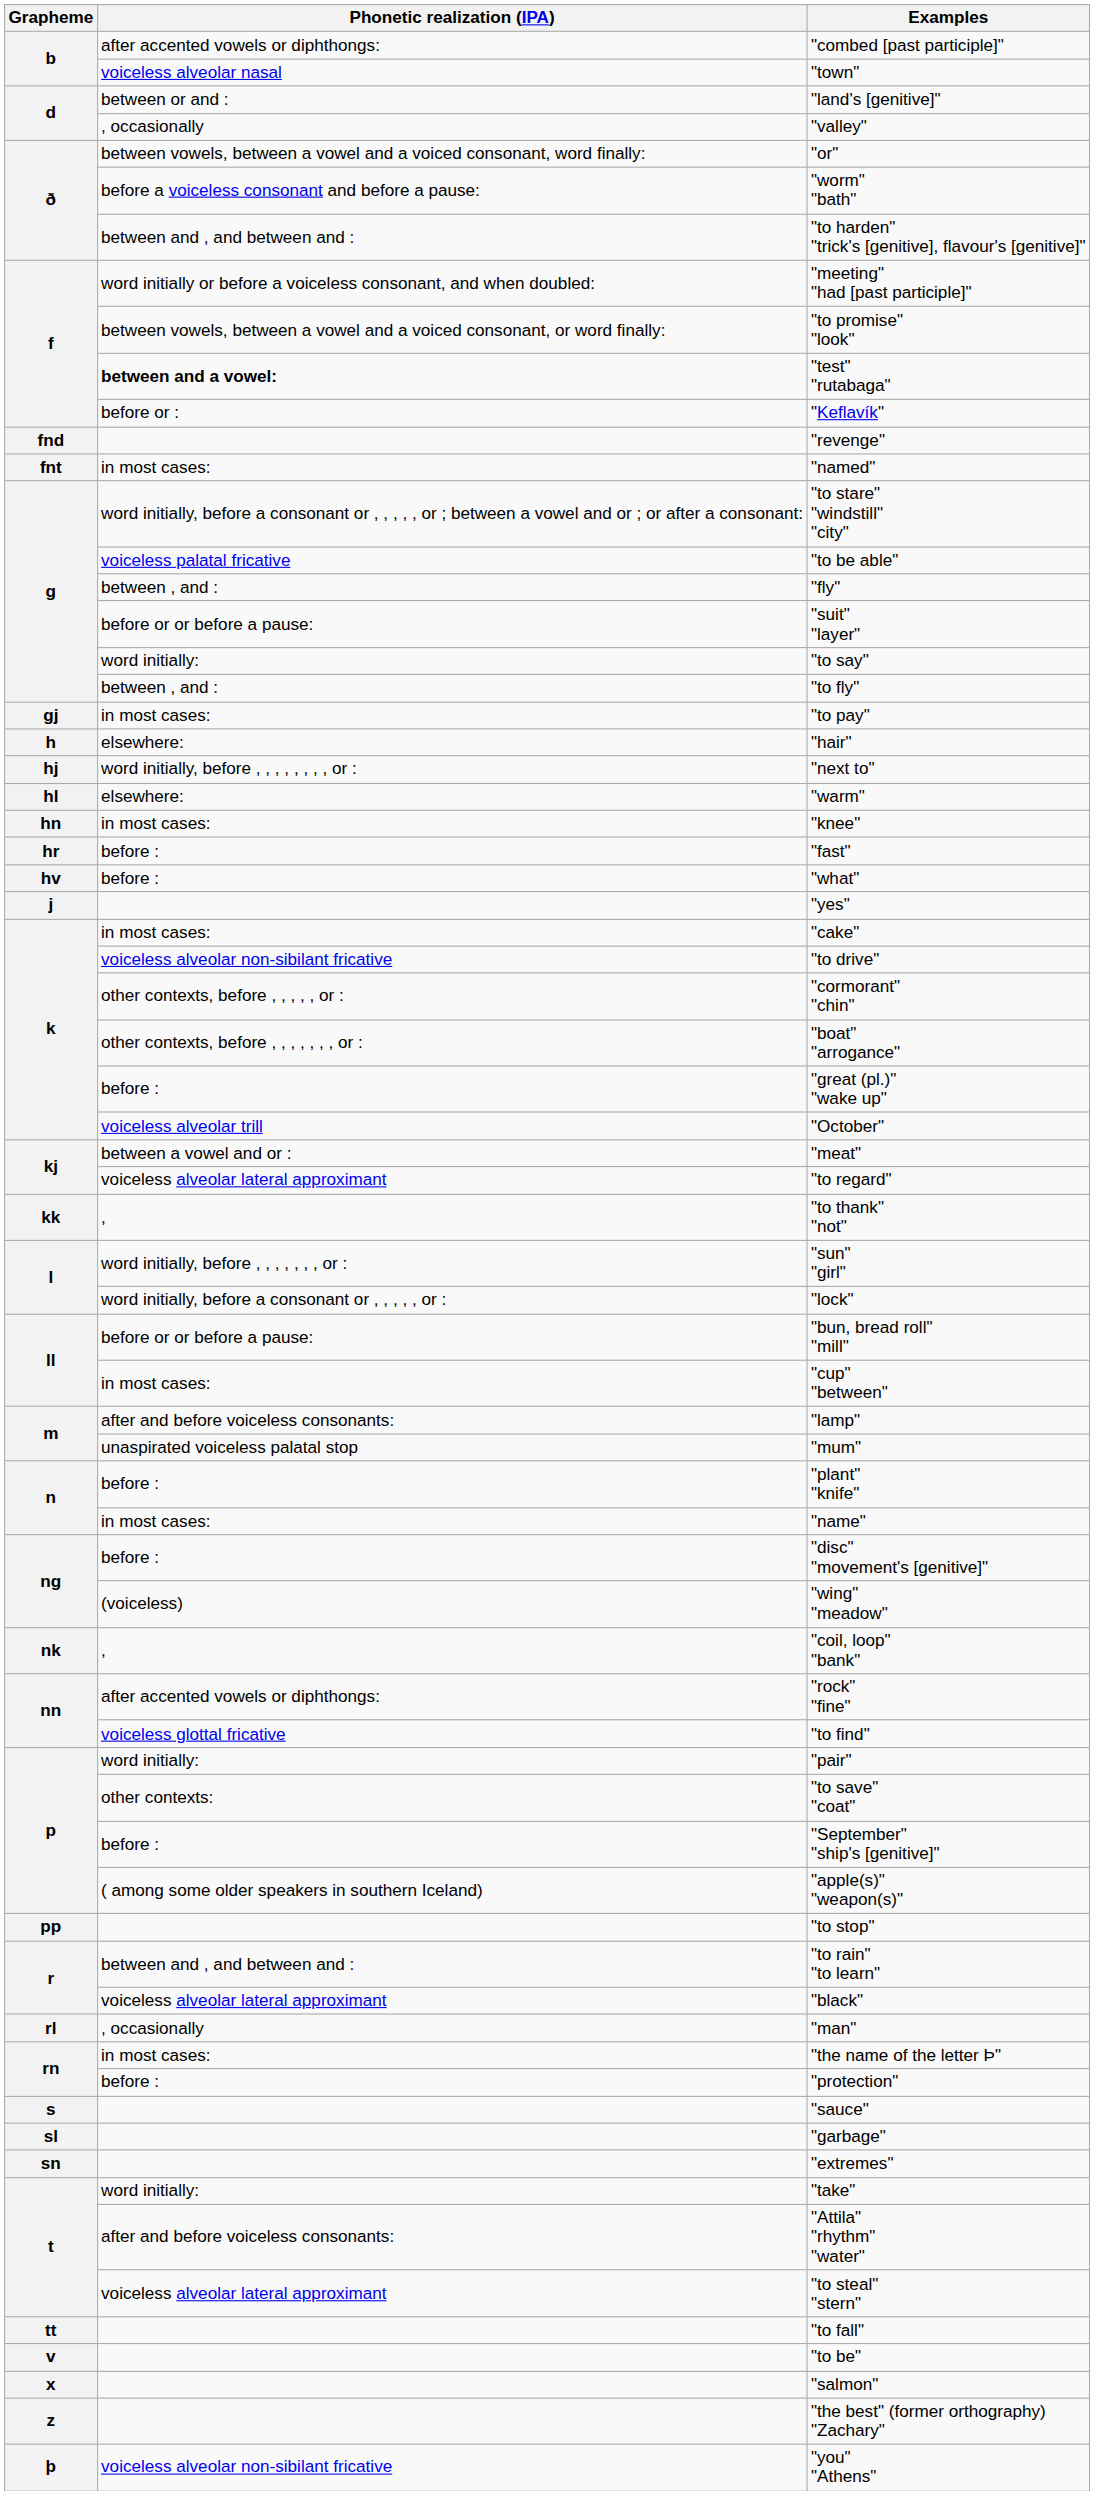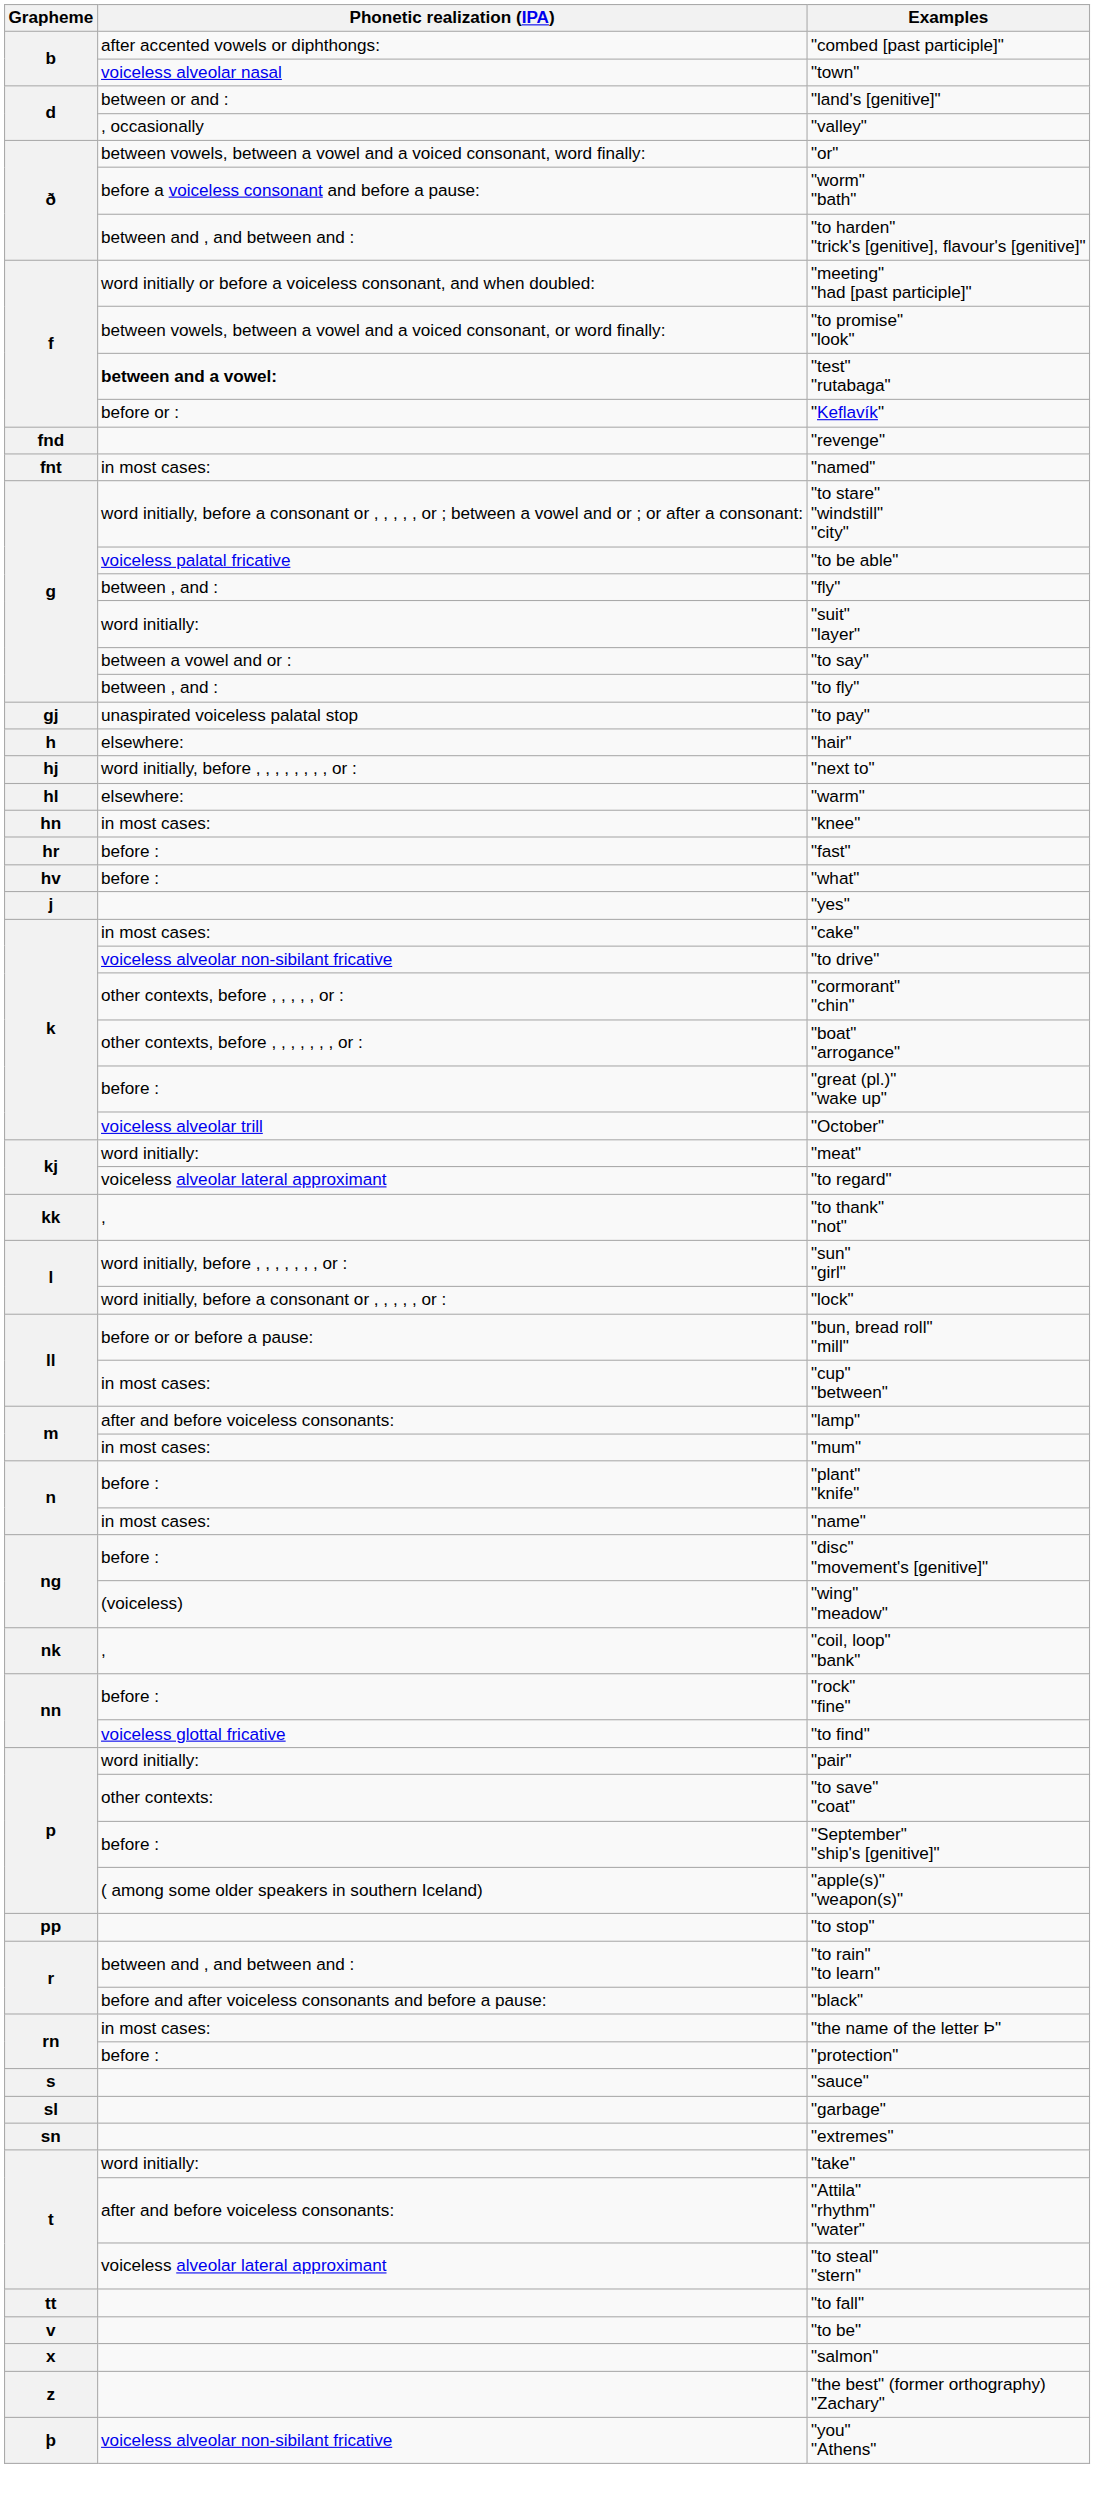(207, 624) before or or before a pause: -> (150, 624) word initially:
(150, 660) word initially: -> (196, 660) between a vowel and or :
(156, 715) in most cases: -> (230, 715) unaspirated voiceless palatal stop
(196, 1153) between a vowel and or : -> (150, 1153) word initially:
(230, 1447) unaspirated voiceless palatal stop -> (156, 1447) in most cases:
(240, 1696) after accented vowels or diphthongs: -> (130, 1696) before :
(244, 2000) voiceless alveolar lateral approximant -> (324, 2000) before and after voiceless consonants and before a pause:
- row: (834, 2027)
